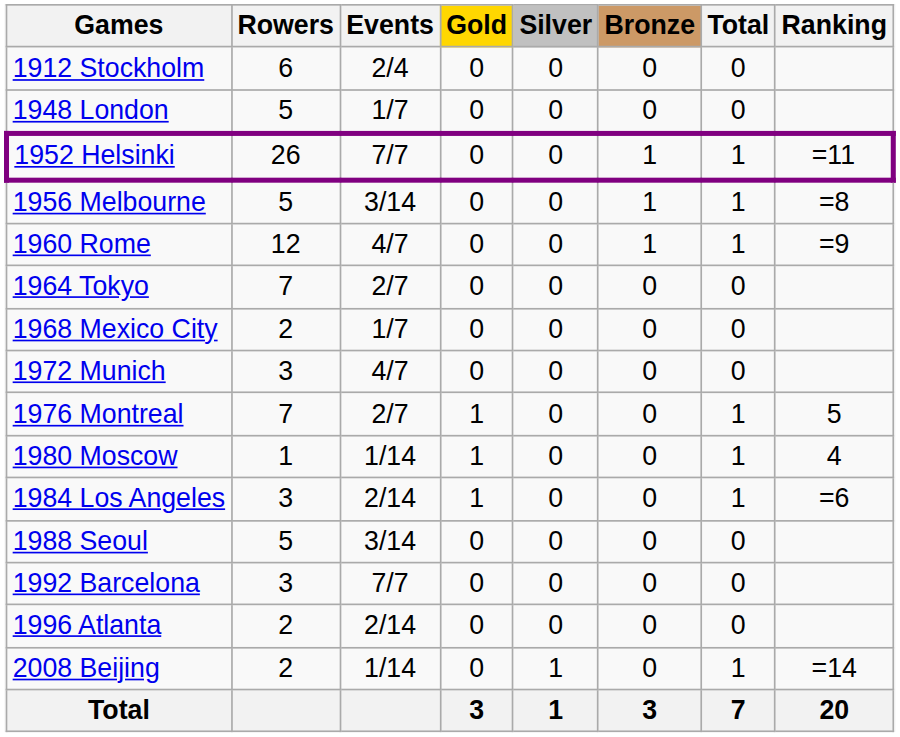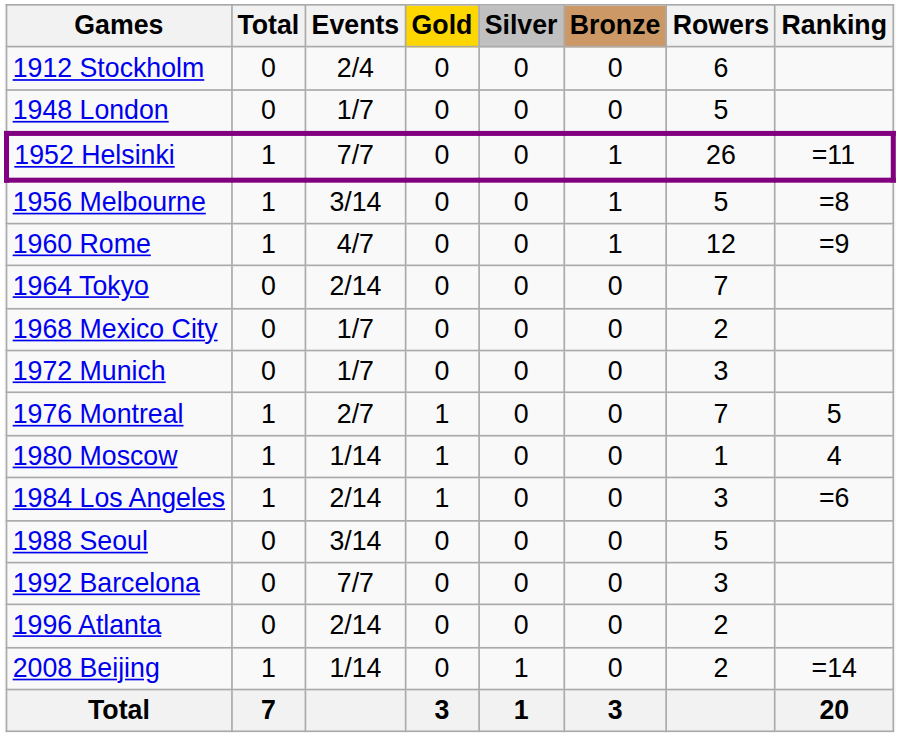columns swapped: (286, 25) <-> (738, 25)
(390, 286) 2/7 -> (355, 286) 2/14
(390, 371) 4/7 -> (355, 371) 1/7
